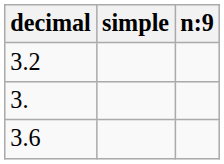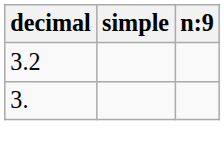- row: (25, 138)
